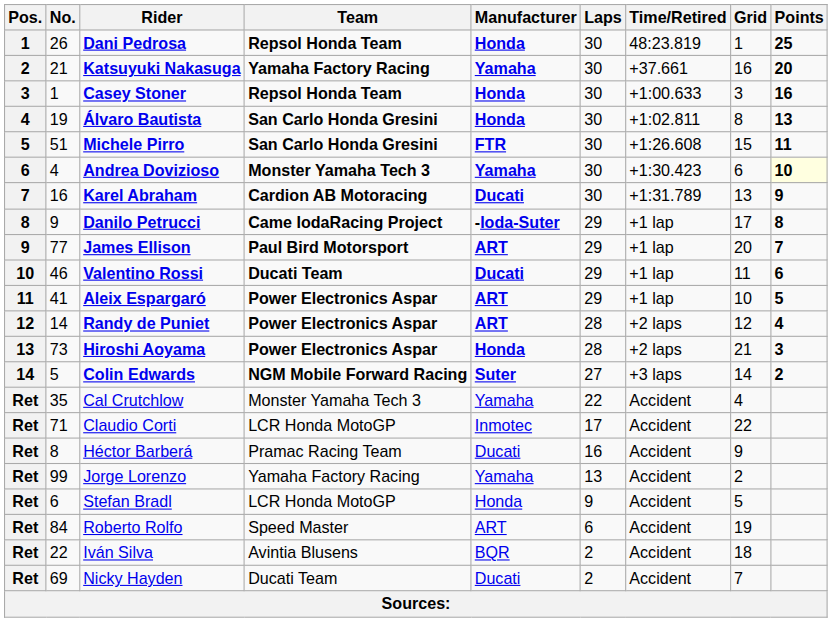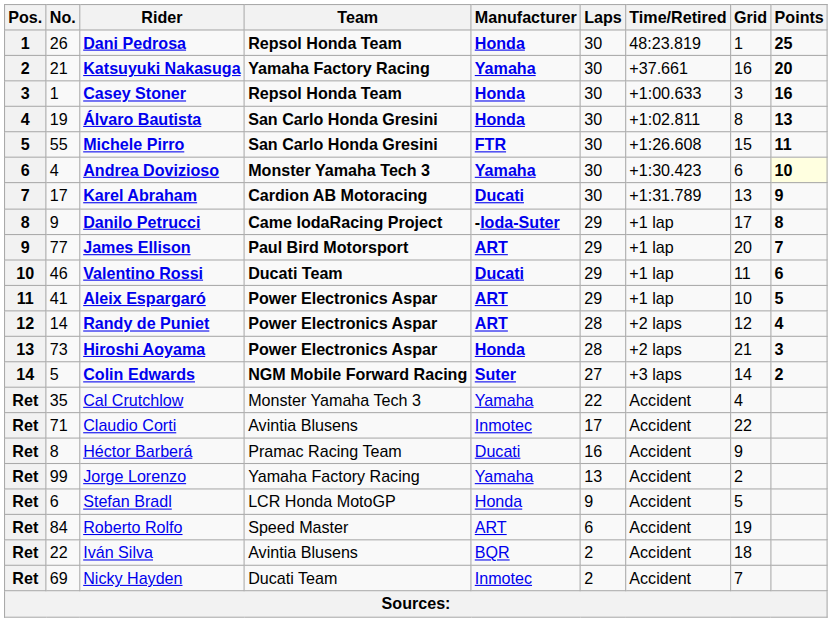(59, 145) 51 -> (59, 145) 55
(59, 196) 16 -> (59, 196) 17
(322, 426) LCR Honda MotoGP -> (303, 426) Avintia Blusens
(498, 579) Ducati -> (503, 579) Inmotec
